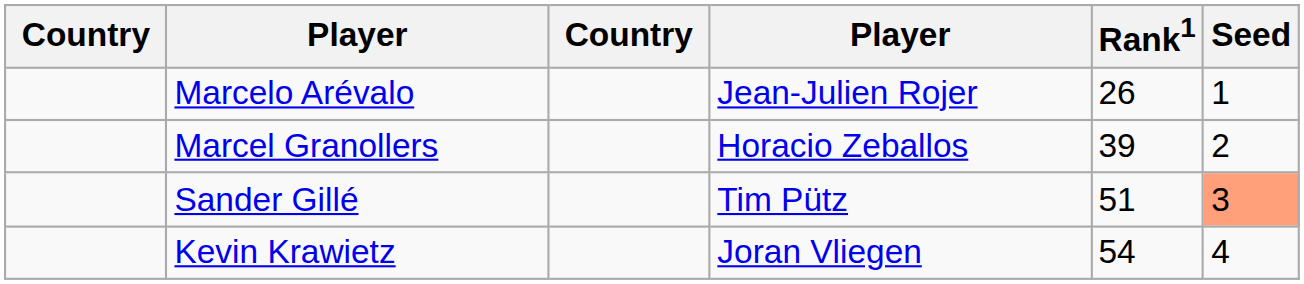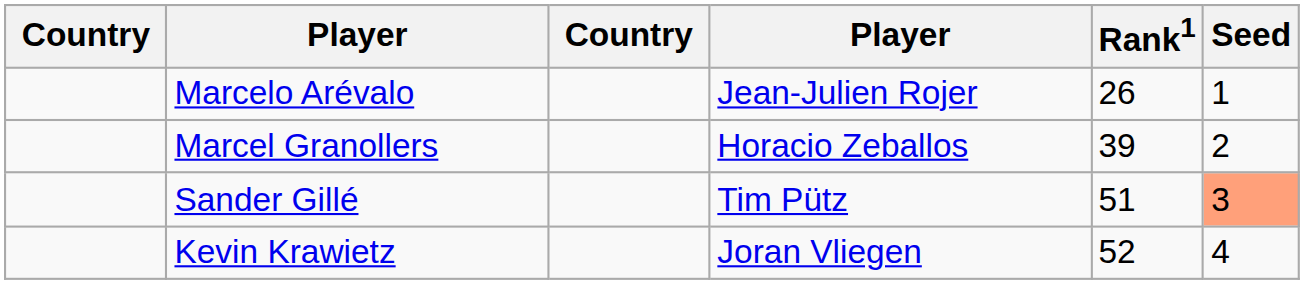(1117, 252) 54 -> (1117, 252) 52
